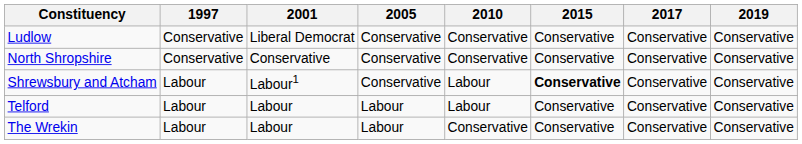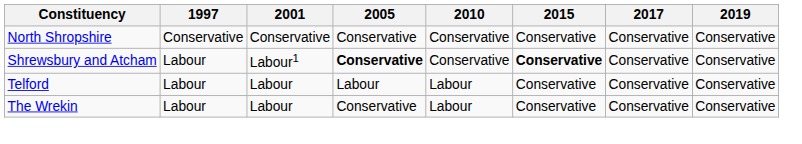- row: (29, 37)
(401, 82) normal -> (380, 60) bold
(469, 82) Labour -> (469, 60) Conservative
(382, 128) Labour -> (377, 106) Conservative
(488, 128) Conservative -> (451, 106) Labour
